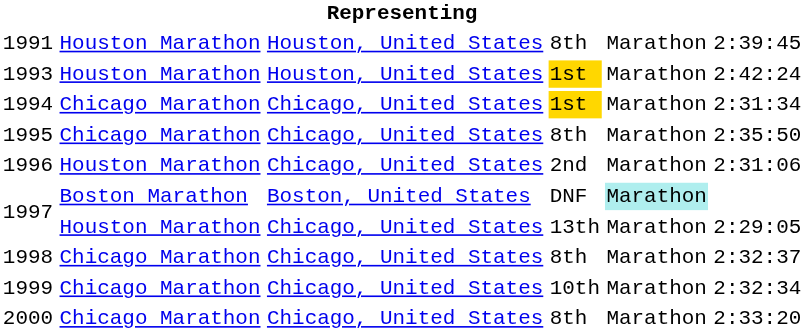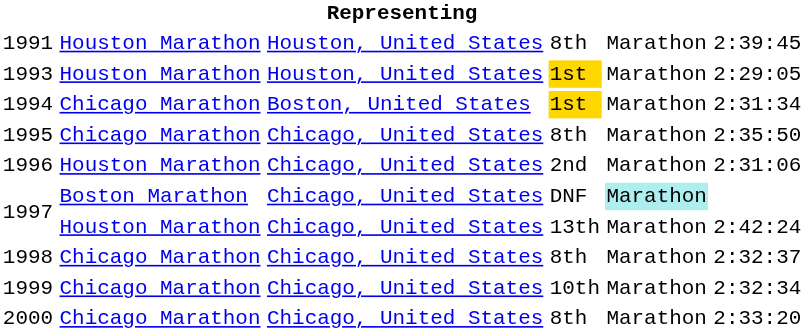(757, 74) 2:42:24 -> (757, 74) 2:29:05
(405, 105) Chicago, United States -> (399, 105) Boston, United States
(399, 196) Boston, United States -> (405, 196) Chicago, United States
(757, 227) 2:29:05 -> (757, 227) 2:42:24
